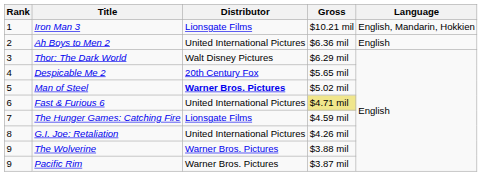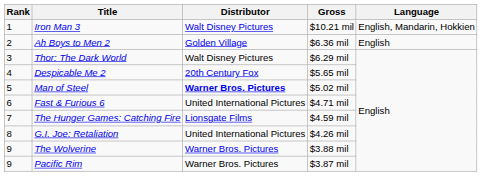(219, 27) Lionsgate Films -> (229, 27) Walt Disney Pictures
(245, 42) United International Pictures -> (216, 42) Golden Village
(329, 103) khaki background -> (329, 103) no background
